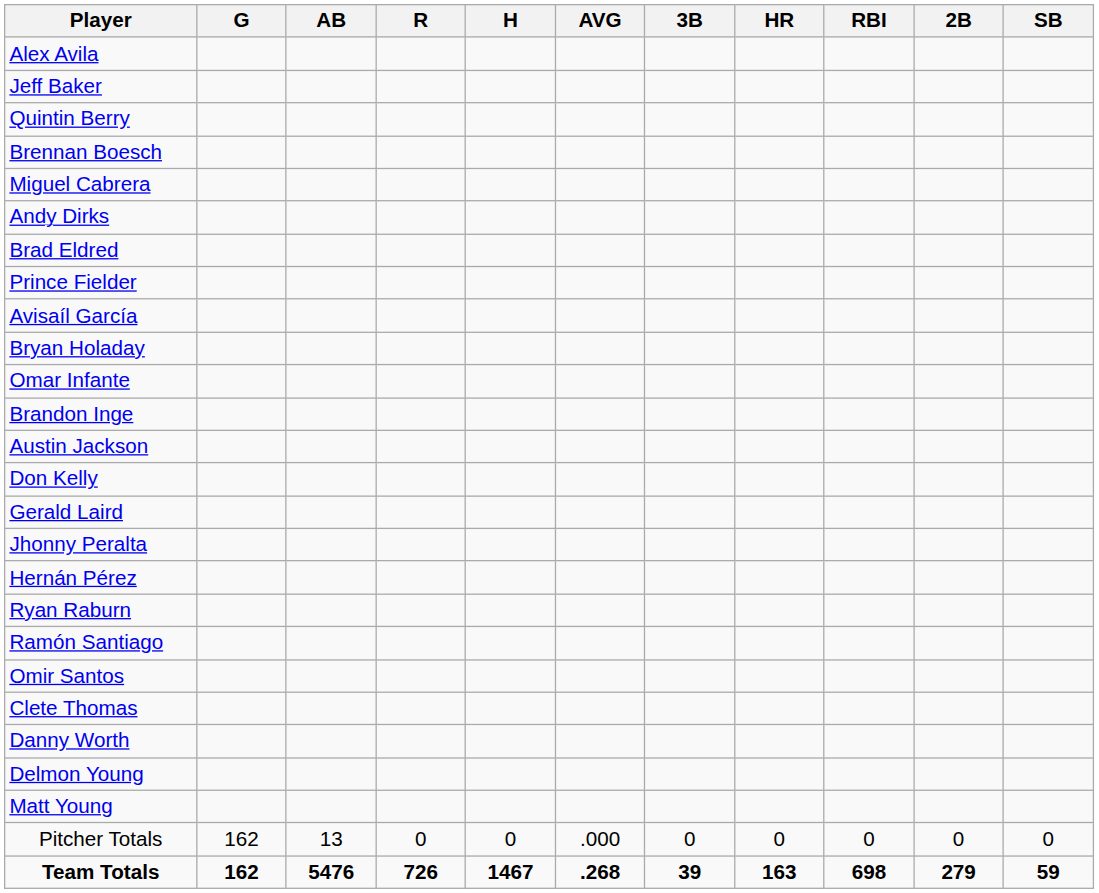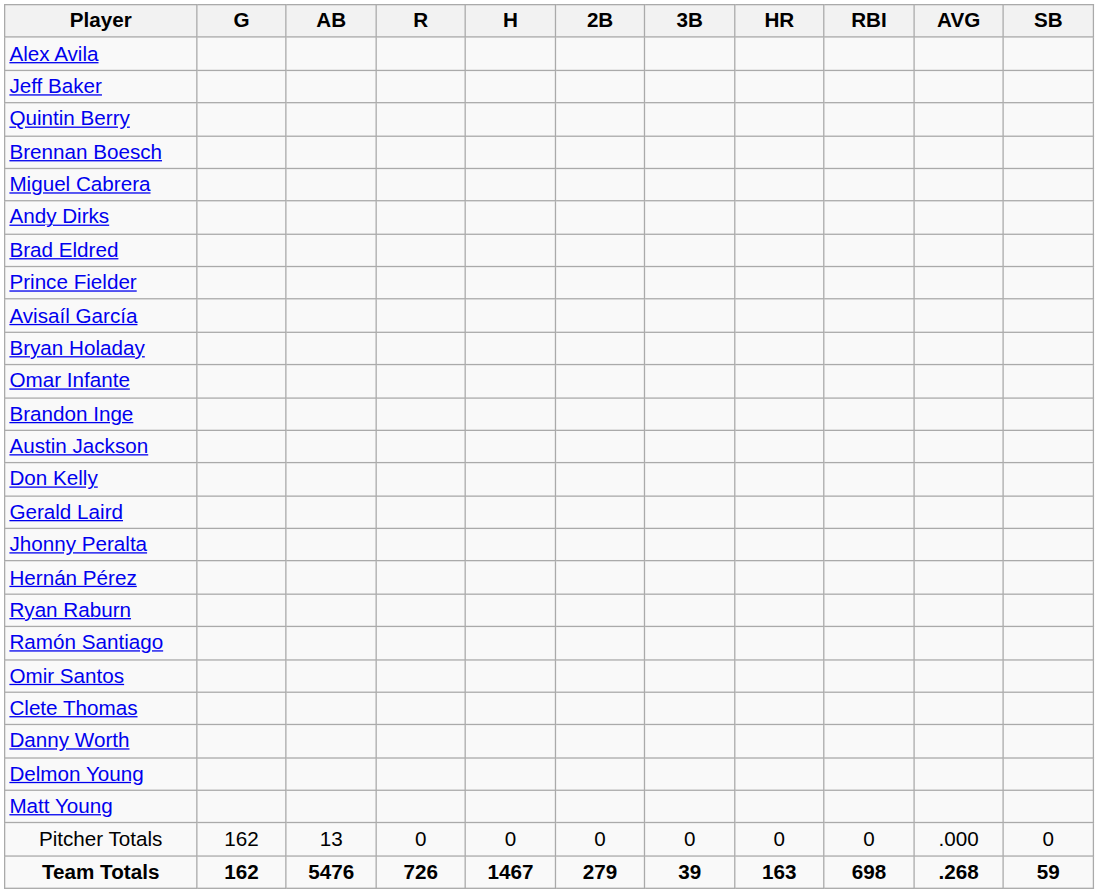columns swapped: (959, 20) <-> (600, 20)
